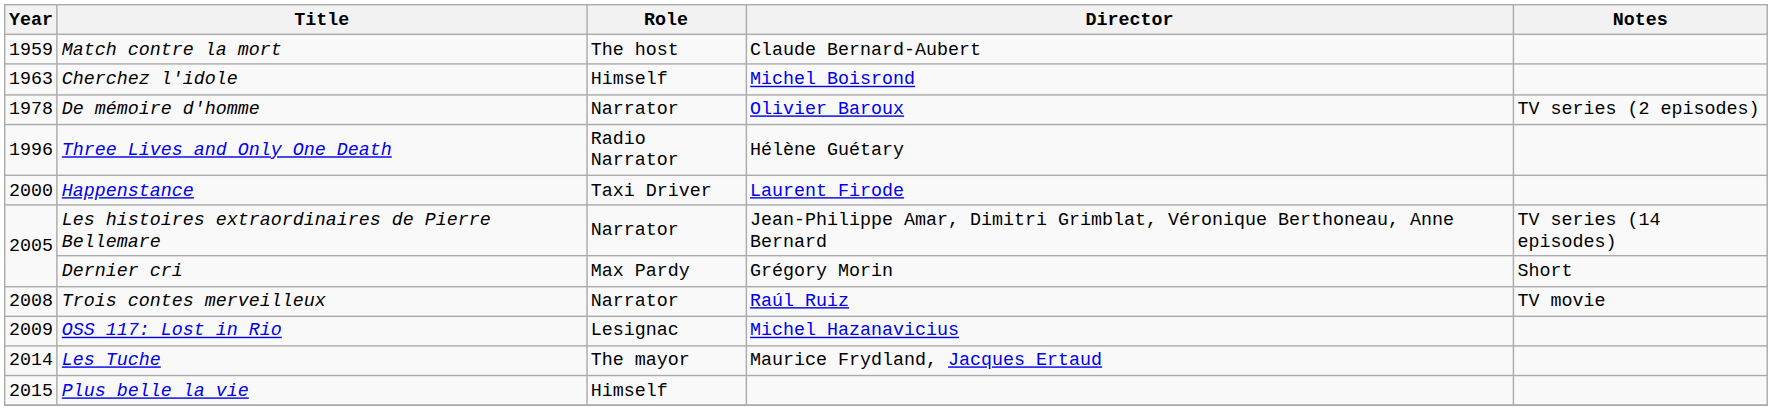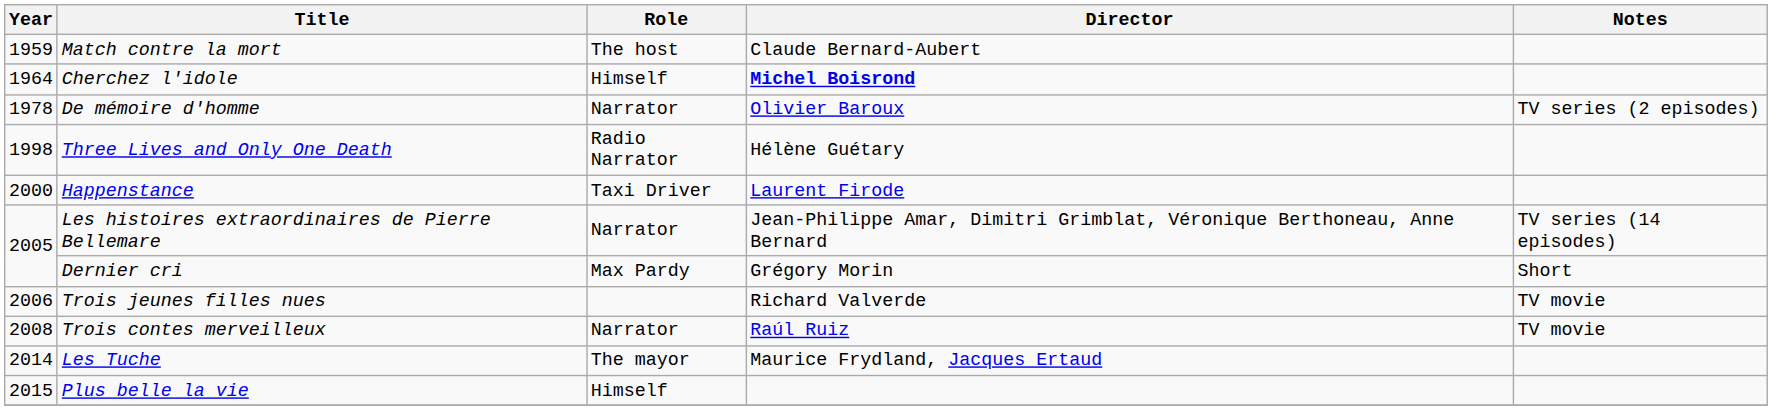(31, 79) 1963 -> (31, 79) 1964
(833, 79) normal -> (833, 79) bold
(31, 150) 1996 -> (31, 150) 1998
+ row: (194, 301)
- row: (172, 331)
